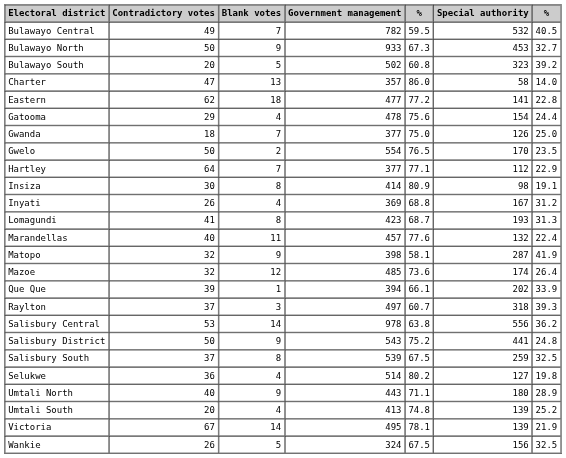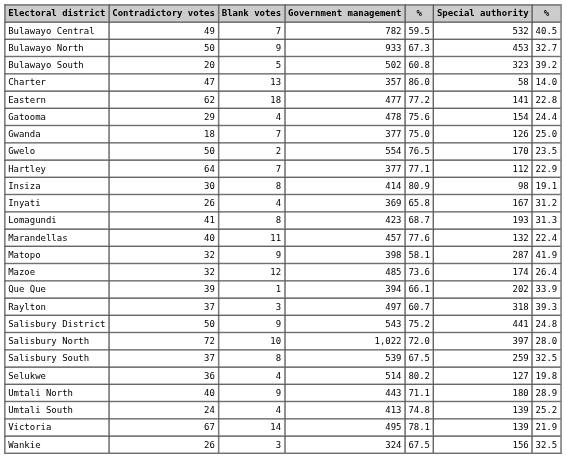(419, 203) 68.8 -> (419, 203) 65.8
- row: (54, 324)
+ row: (49, 341)
(209, 410) 20 -> (209, 410) 24
(278, 445) 5 -> (278, 445) 3
